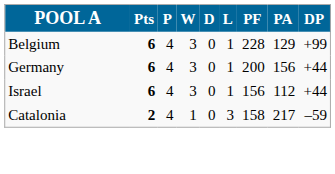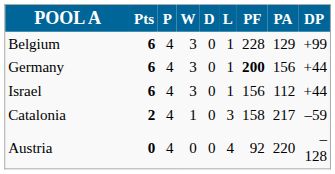(253, 67) normal -> (253, 67) bold
+ row: (30, 147)
